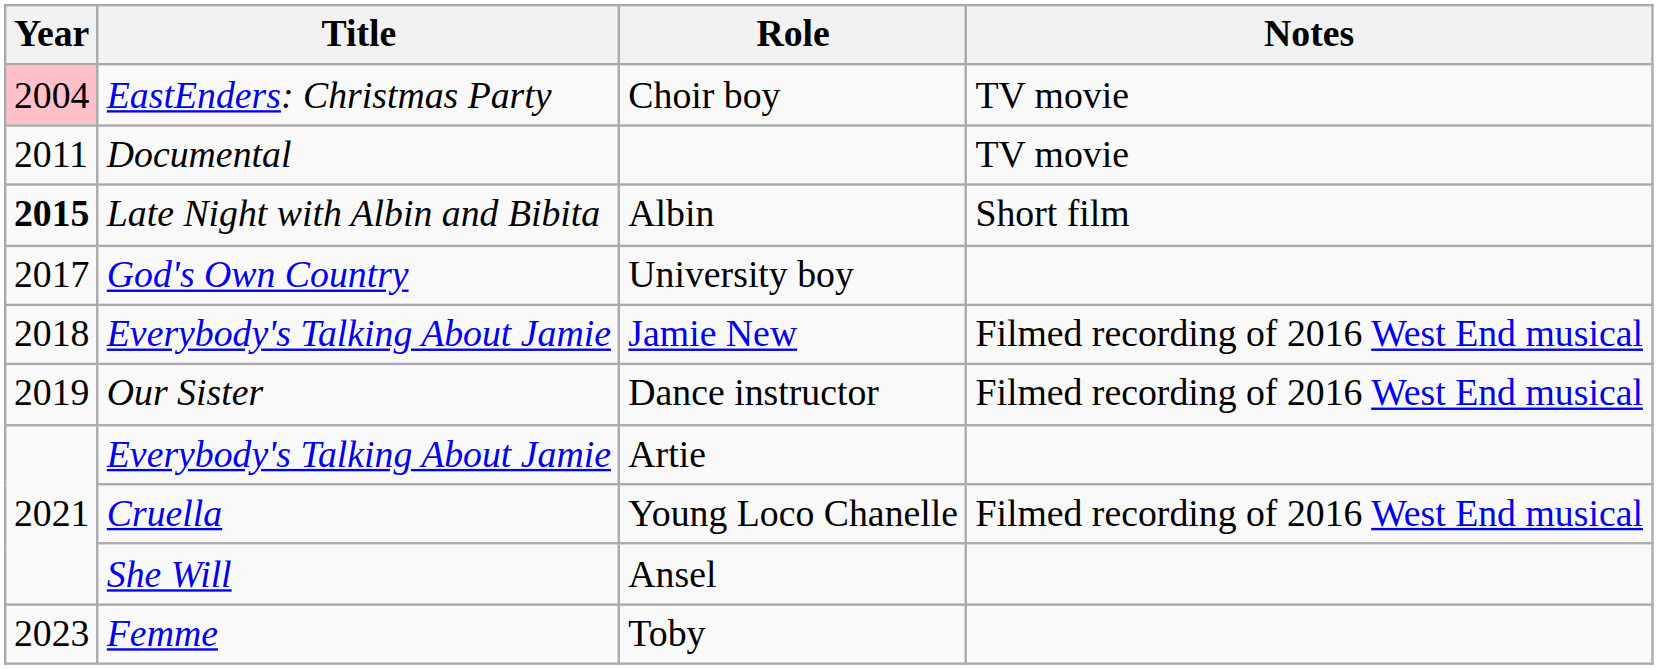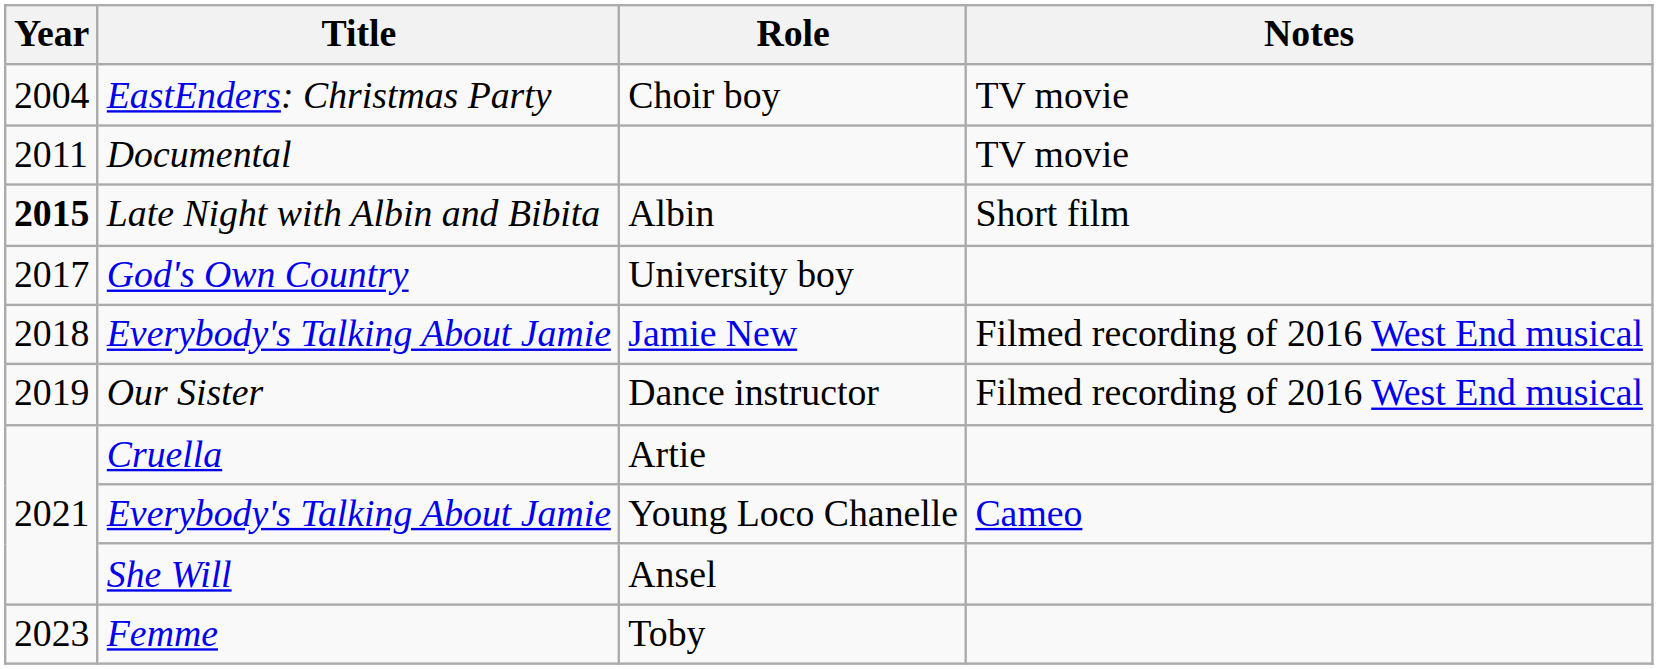(52, 94) pink background -> (52, 94) no background
(359, 453) Everybody's Talking About Jamie -> (164, 453) Cruella
(164, 513) Cruella -> (359, 513) Everybody's Talking About Jamie
(1309, 513) Filmed recording of 2016 West End musical -> (1029, 513) Cameo
